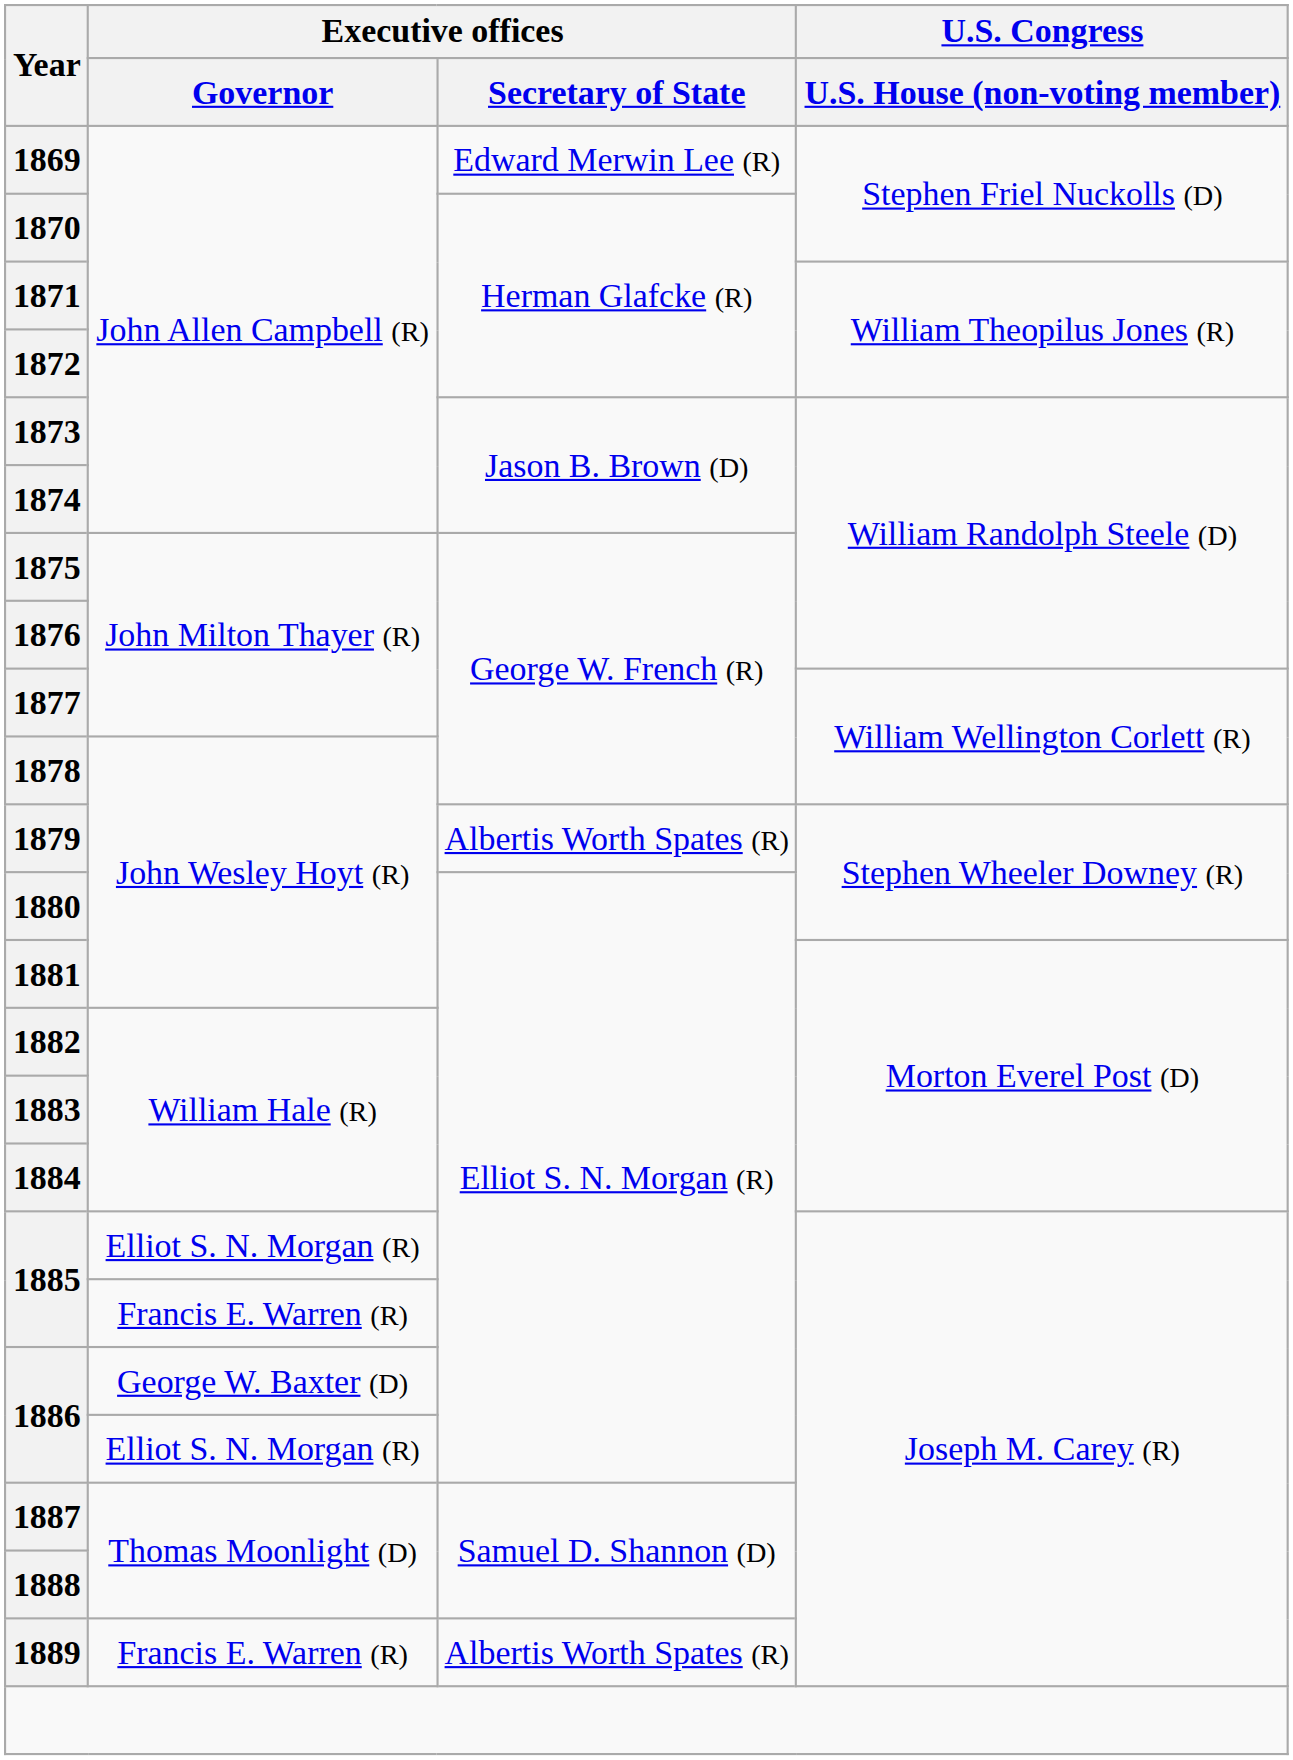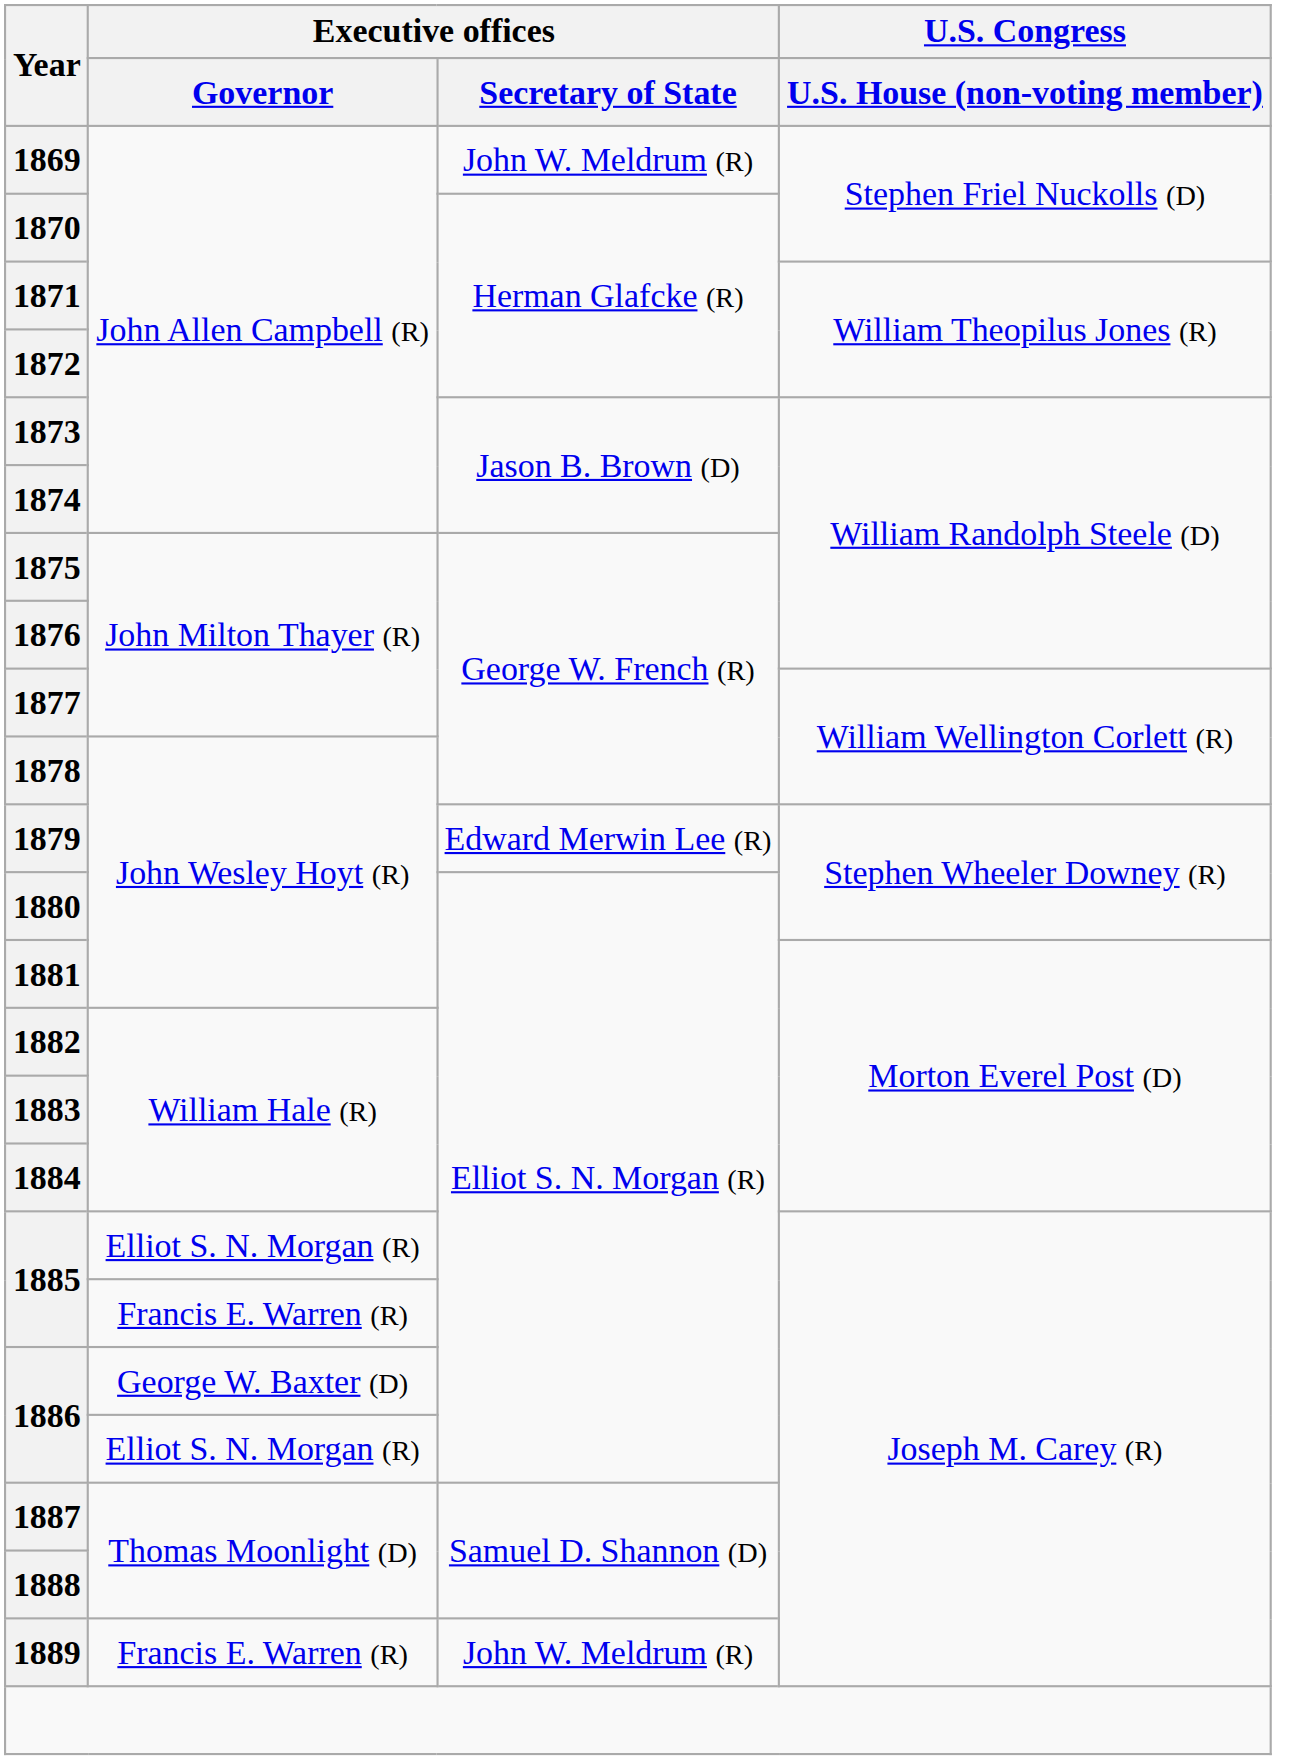(617, 160) Edward Merwin Lee (R) -> (608, 160) John W. Meldrum (R)
(617, 838) Albertis Worth Spates (R) -> (608, 838) Edward Merwin Lee (R)
(617, 1652) Albertis Worth Spates (R) -> (608, 1652) John W. Meldrum (R)
